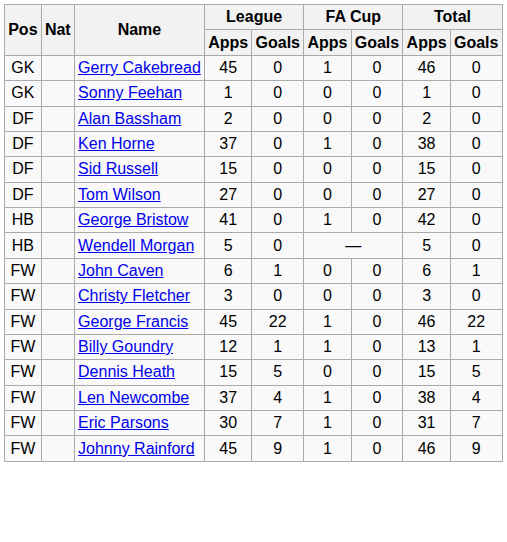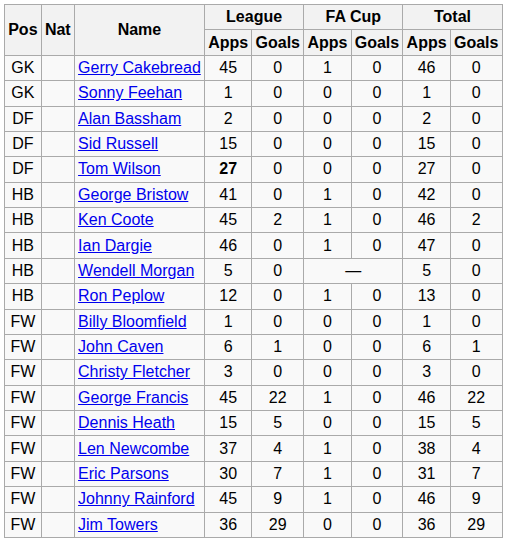- row: (116, 144)
(228, 194) normal -> (228, 169) bold
+ row: (116, 220)
+ row: (115, 245)
+ row: (121, 296)
+ row: (132, 321)
- row: (126, 347)
+ row: (118, 524)
